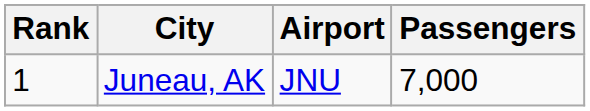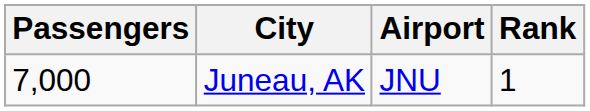columns swapped: (51, 29) <-> (488, 29)
